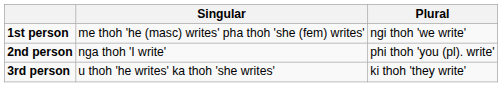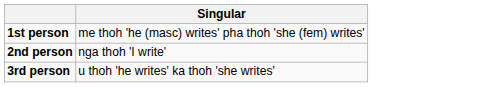- column: (432, 14)
